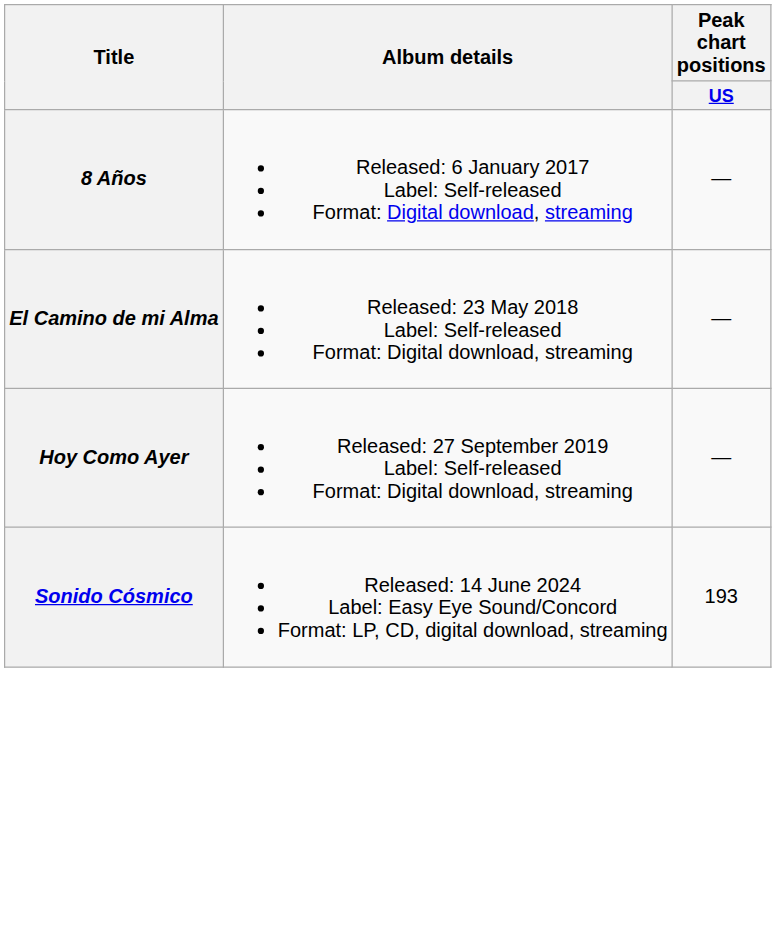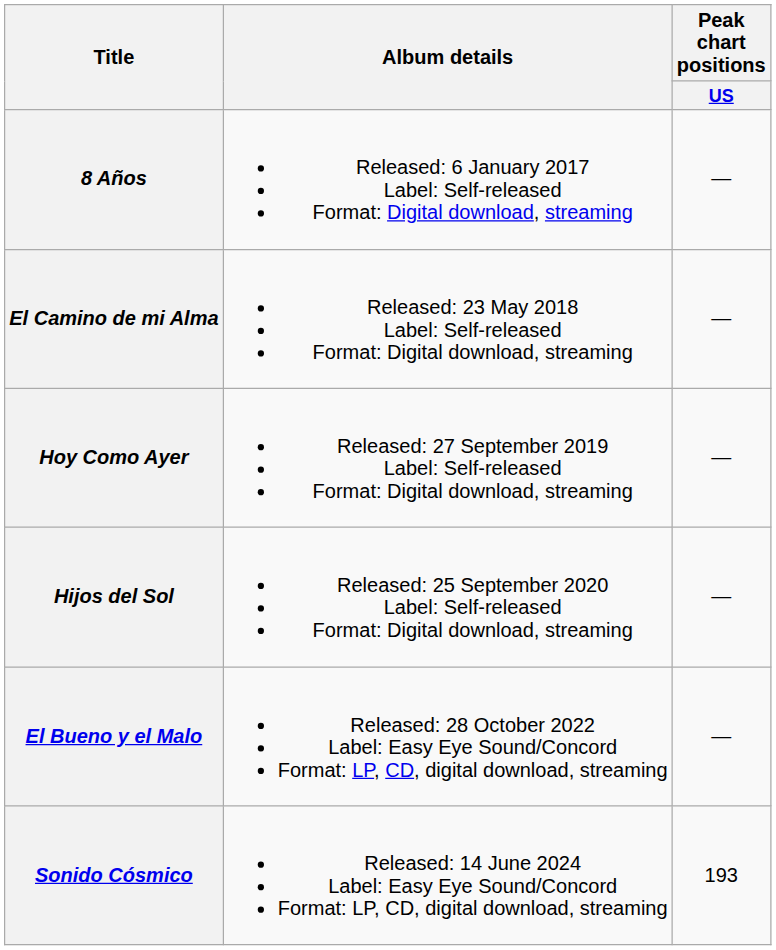+ row: (114, 596)
+ row: (114, 736)
